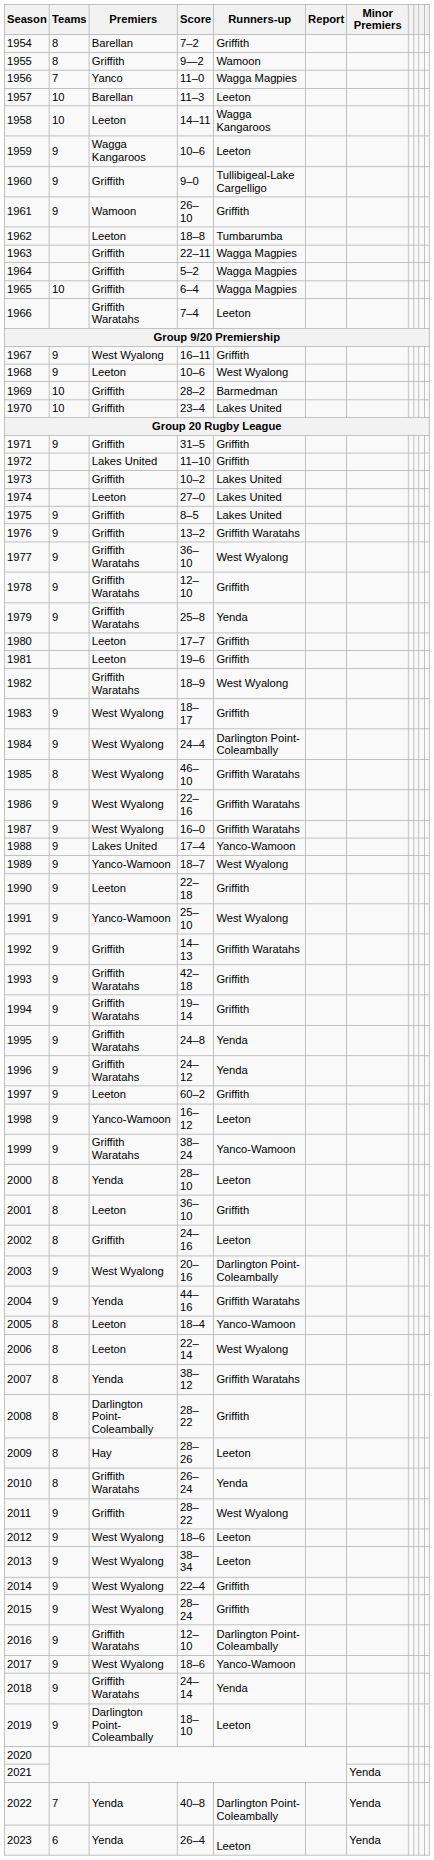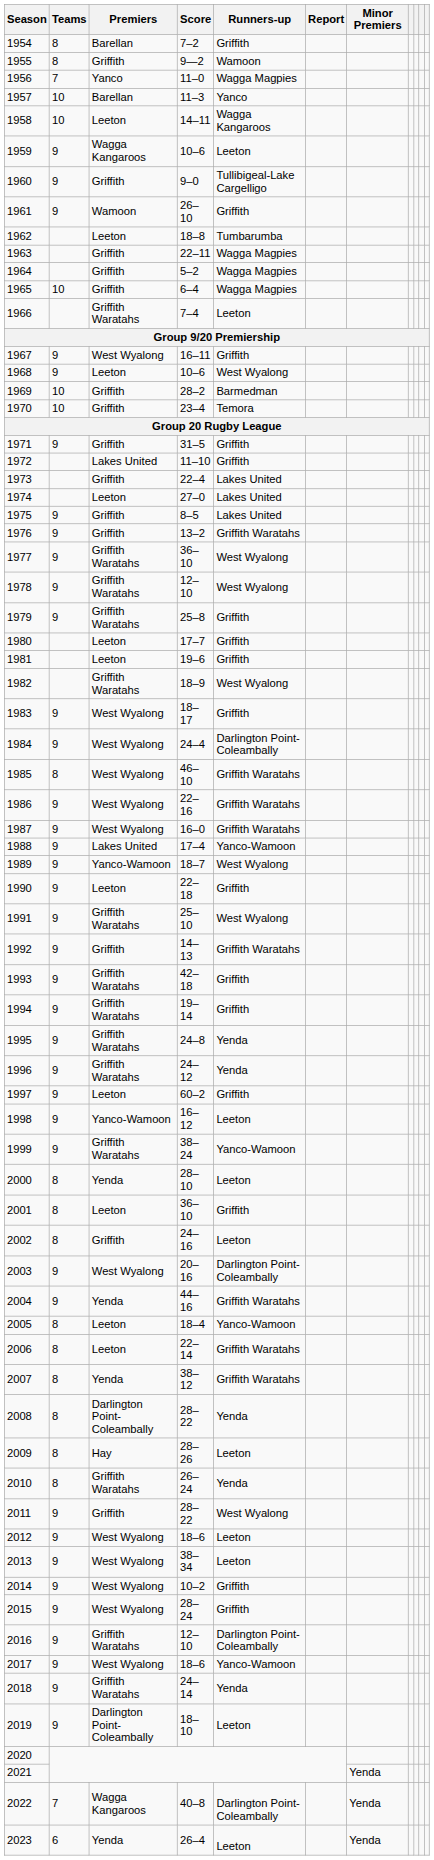(234, 97) Leeton -> (232, 97) Yanco
(249, 408) Lakes United -> (235, 408) Temora
(193, 479) 10–2 -> (193, 479) 22–4
(233, 587) Griffith -> (252, 587) West Wyalong
(232, 617) Yenda -> (233, 617) Griffith
(131, 919) Yanco-Wamoon -> (116, 919) Griffith Waratahs
(252, 1349) West Wyalong -> (258, 1349) Griffith Waratahs
(233, 1416) Griffith -> (232, 1416) Yenda
(193, 1586) 22–4 -> (193, 1586) 10–2
(107, 1803) Yenda -> (119, 1803) Wagga Kangaroos
